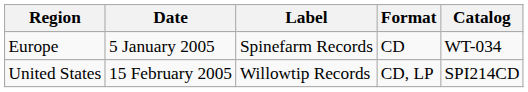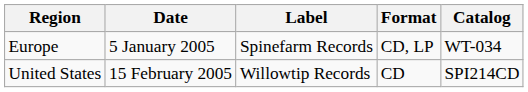(393, 45) CD -> (407, 45) CD, LP
(407, 73) CD, LP -> (393, 73) CD
